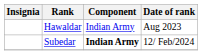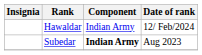(162, 27) Aug 2023 -> (169, 27) 12/ Feb/2024
(169, 42) 12/ Feb/2024 -> (162, 42) Aug 2023
